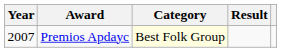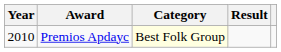(21, 36) 2007 -> (21, 36) 2010
